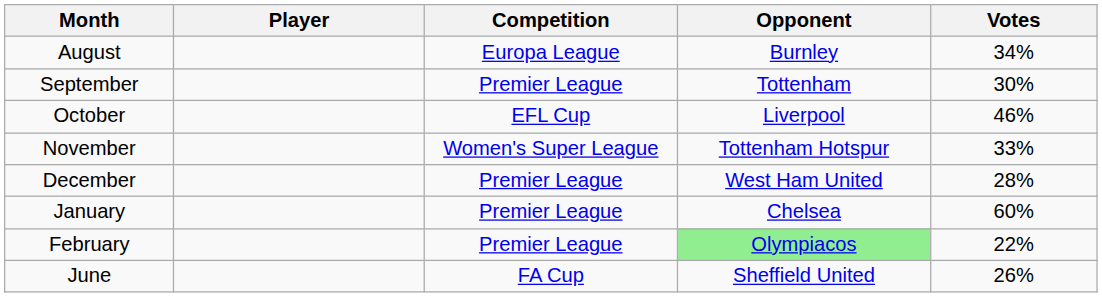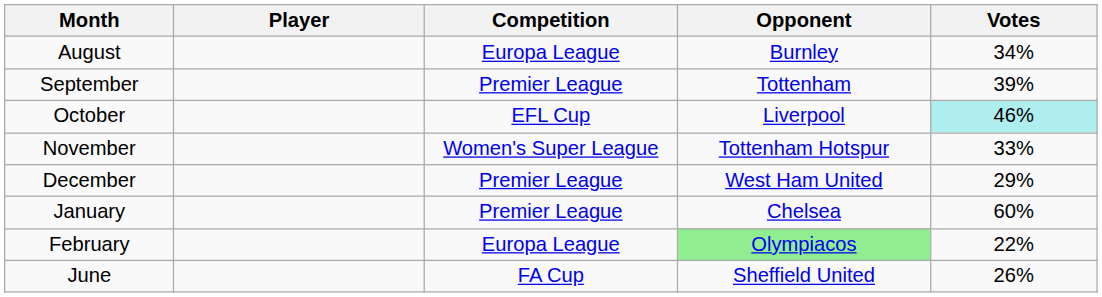(1014, 84) 30% -> (1014, 84) 39%
(1014, 116) no background -> (1014, 116) paleturquoise background
(1014, 180) 28% -> (1014, 180) 29%
(551, 244) Premier League -> (551, 244) Europa League
